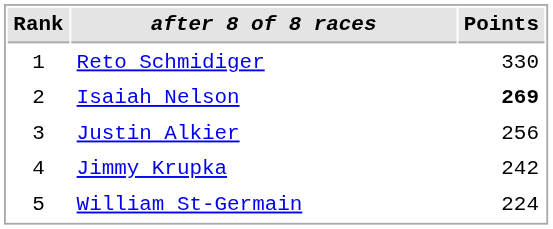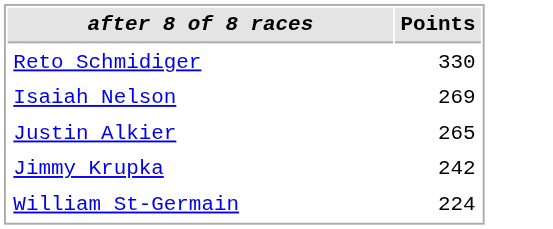- column: (38, 25)
(520, 98) bold -> (457, 98) normal
(520, 133) 256 -> (457, 133) 265
